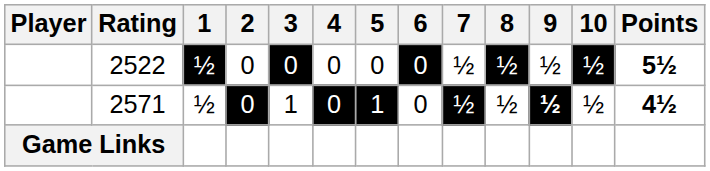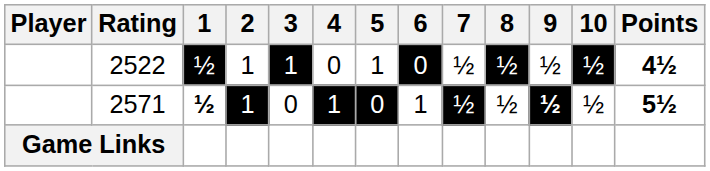(248, 64) 0 -> (248, 64) 1
(291, 64) 0 -> (291, 64) 1
(377, 64) 0 -> (377, 64) 1
(660, 64) 5½ -> (660, 64) 4½
(204, 104) normal -> (204, 104) bold
(248, 104) 0 -> (248, 104) 1
(291, 104) 1 -> (291, 104) 0
(334, 104) 0 -> (334, 104) 1
(377, 104) 1 -> (377, 104) 0
(421, 104) 0 -> (421, 104) 1
(660, 104) 4½ -> (660, 104) 5½
